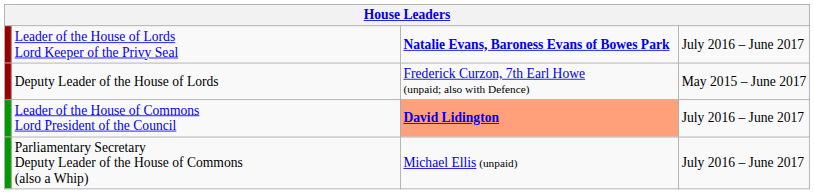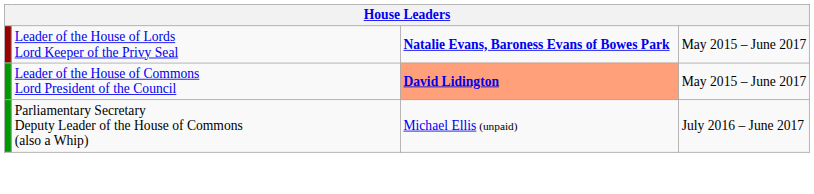(743, 44) July 2016 – June 2017 -> (744, 44) May 2015 – June 2017
- row: (117, 81)
(743, 118) July 2016 – June 2017 -> (744, 81) May 2015 – June 2017
